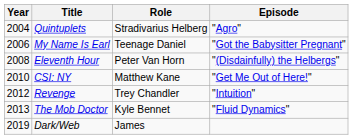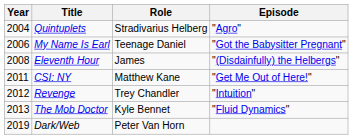(149, 61) Peter Van Horn -> (130, 61) James
(18, 77) 2010 -> (18, 77) 2011
(130, 126) James -> (149, 126) Peter Van Horn
